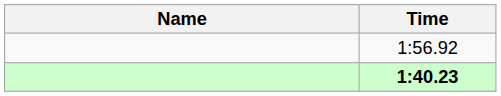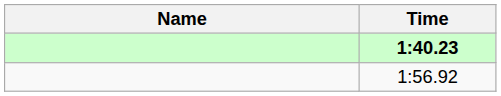rows swapped: (428, 76) <-> (428, 47)
